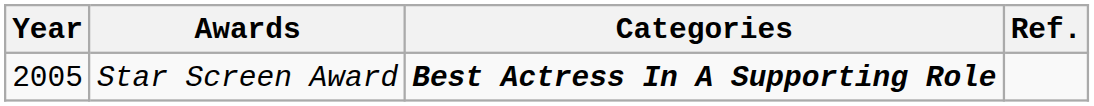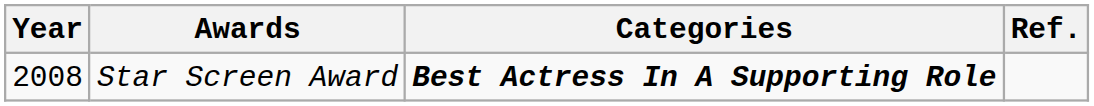(48, 77) 2005 -> (48, 77) 2008
